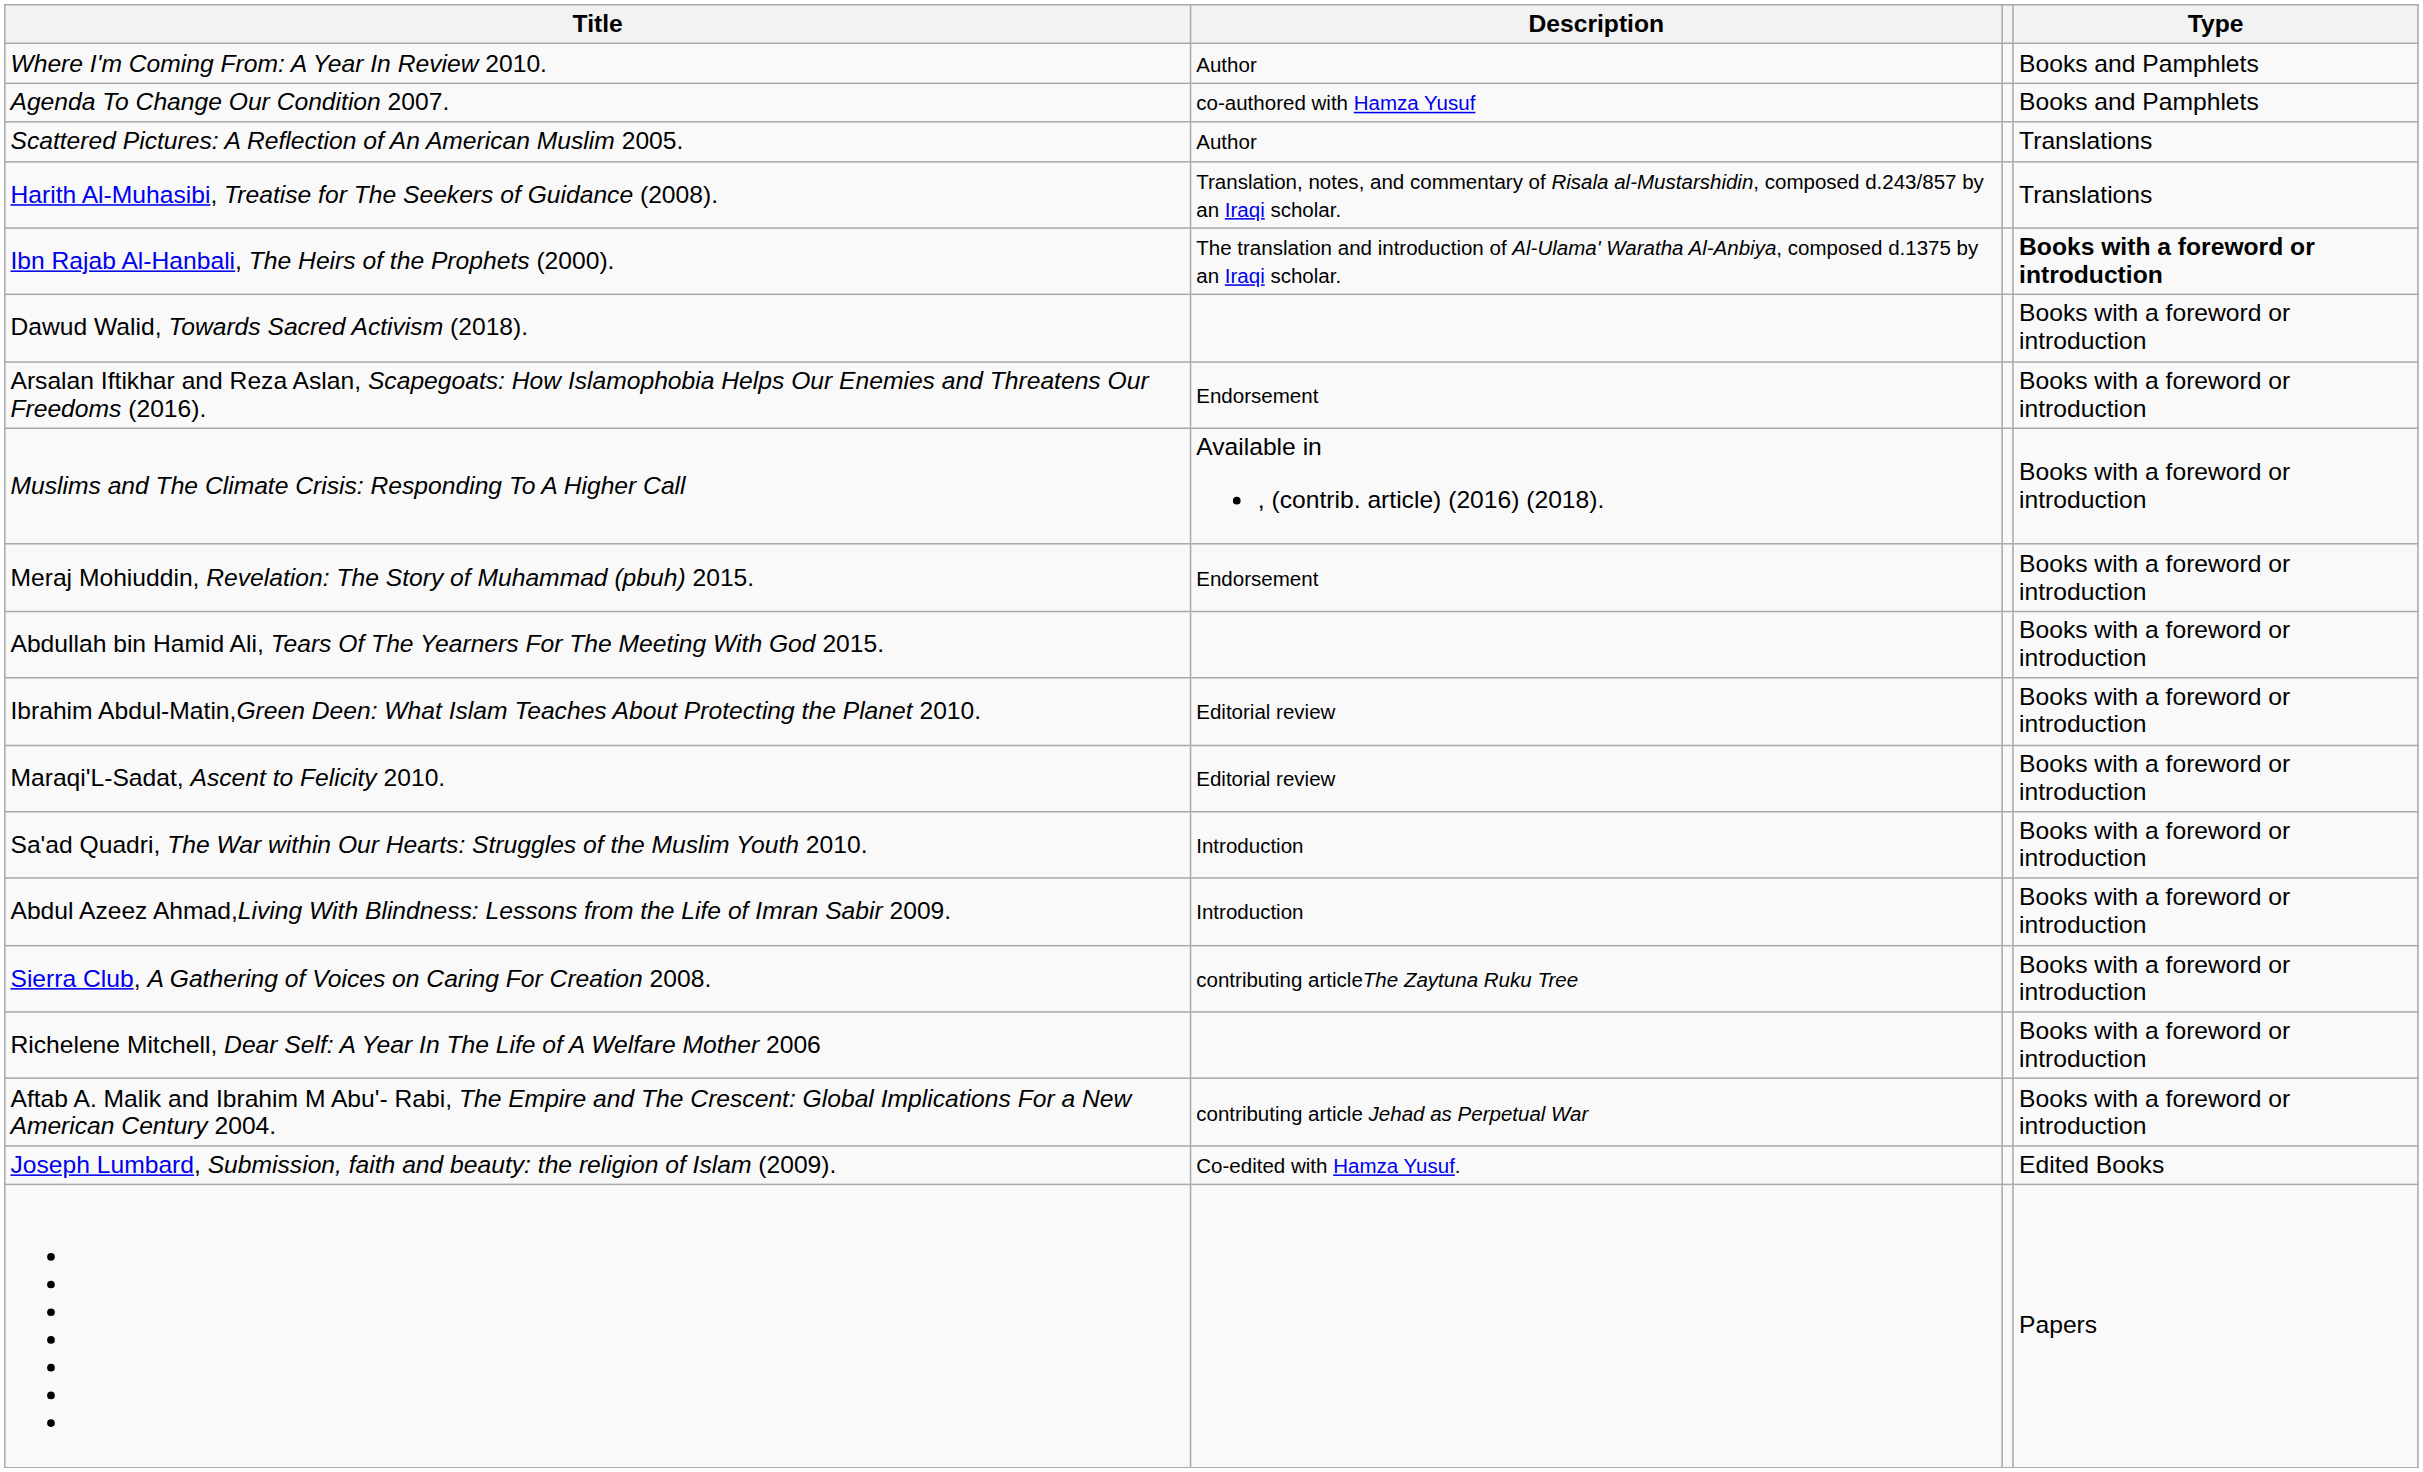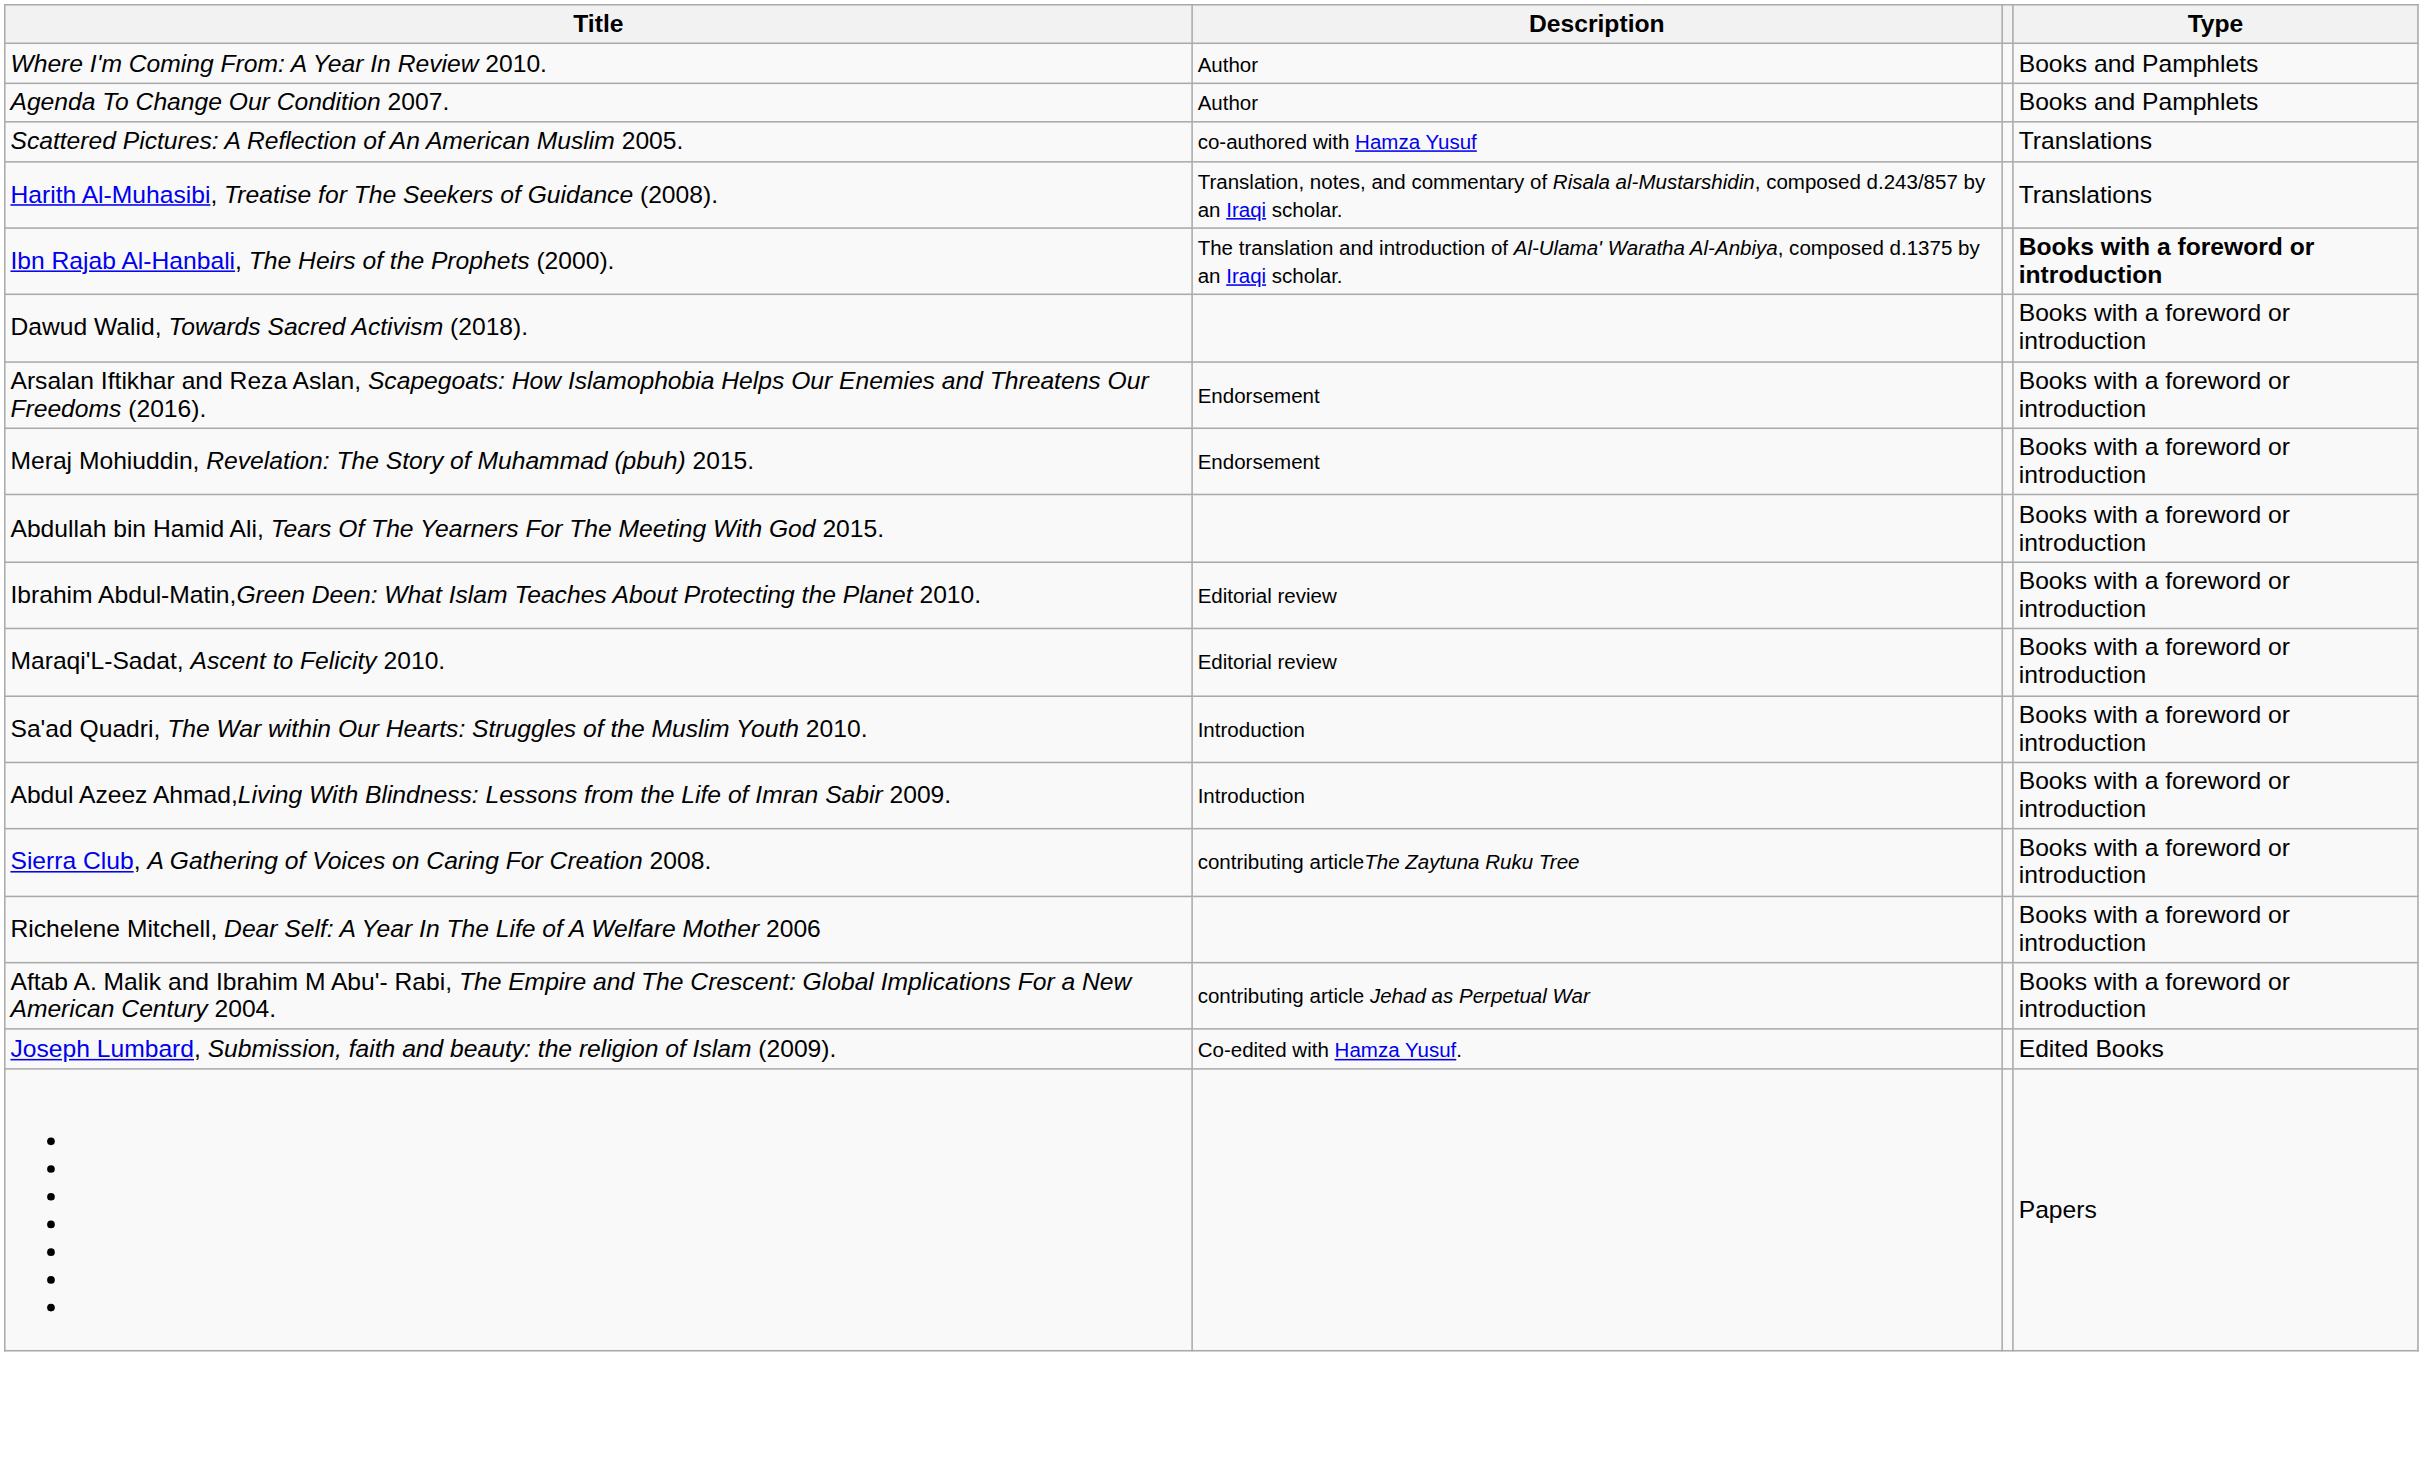(1336, 103) co-authored with Hamza Yusuf -> (1228, 103) Author
(1226, 142) Author -> (1337, 142) co-authored with Hamza Yusuf
- row: (348, 486)
